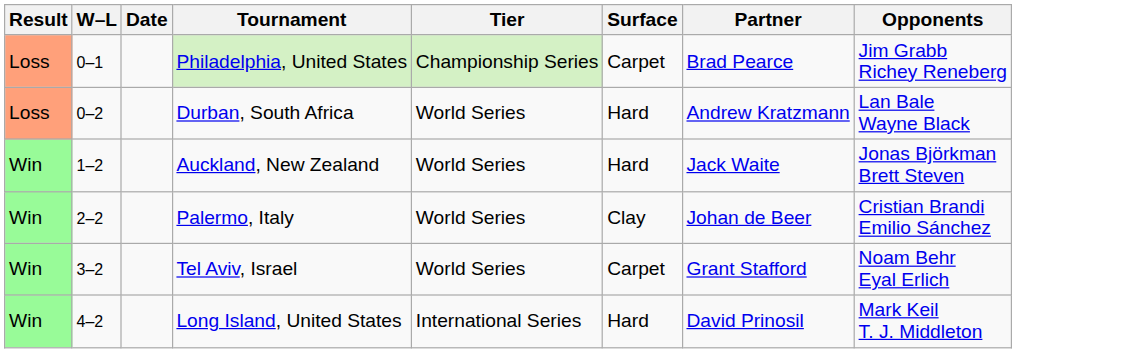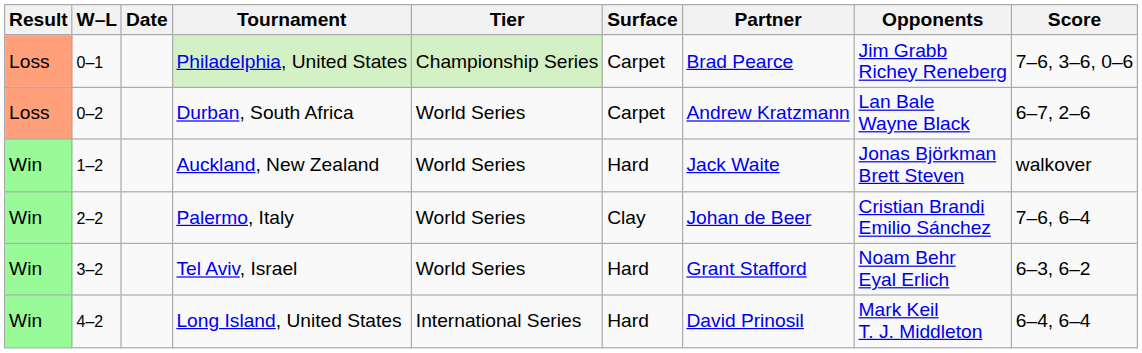+ column: (1075, 19)
(628, 113) Hard -> (636, 113) Carpet
(636, 269) Carpet -> (628, 269) Hard
